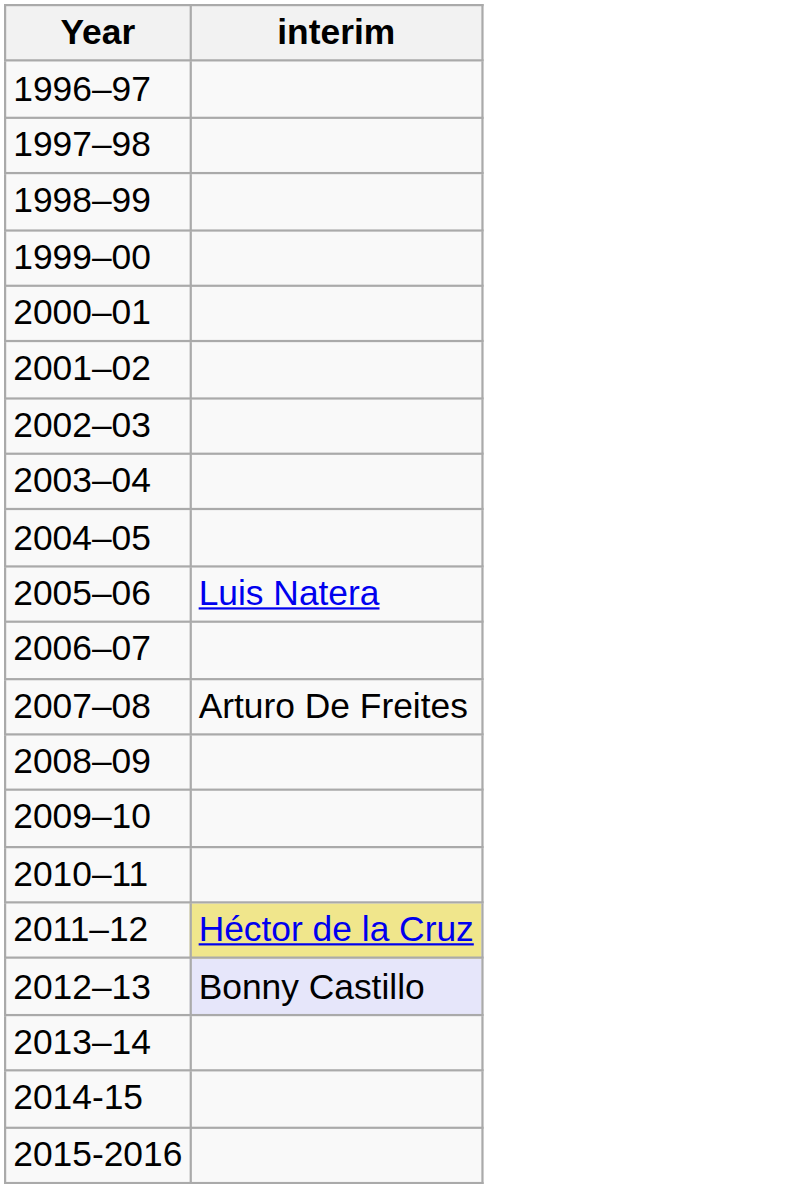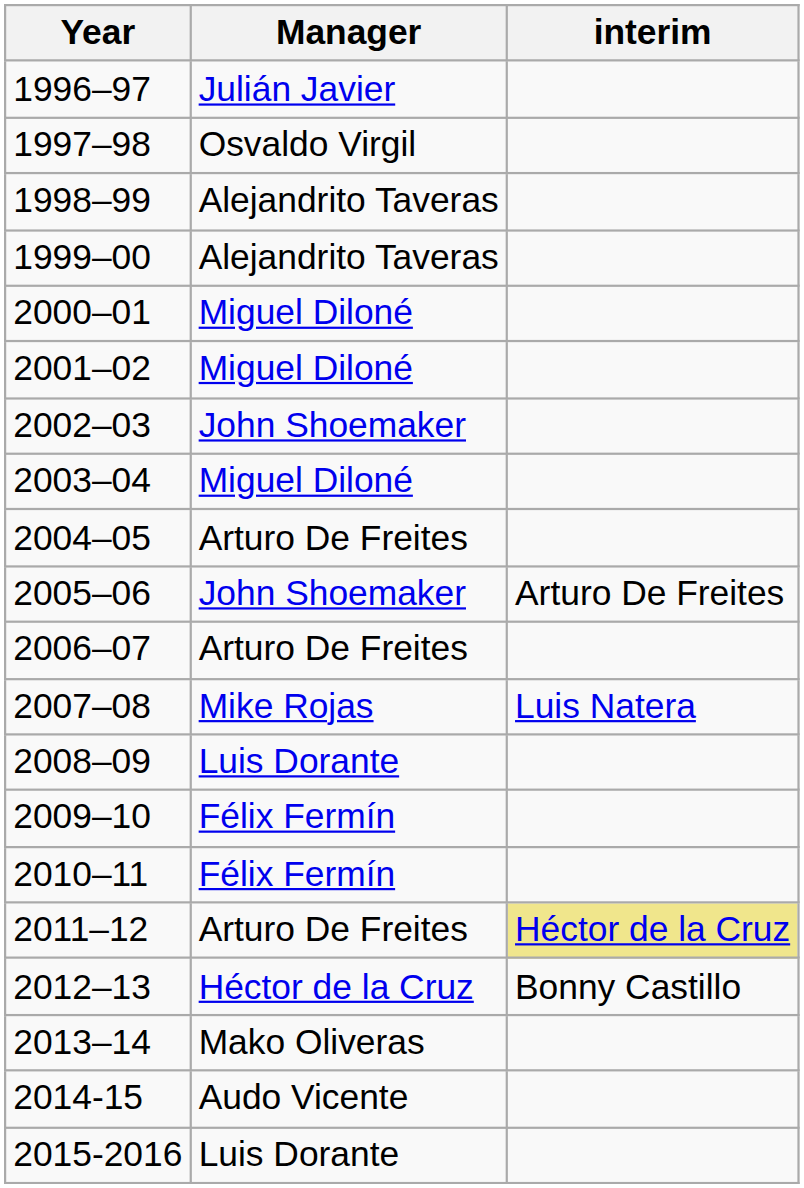+ column: (349, 32)
(289, 593) Luis Natera -> (650, 593) Arturo De Freites
(333, 705) Arturo De Freites -> (605, 705) Luis Natera
(312, 985) lavender background -> (628, 985) no background
